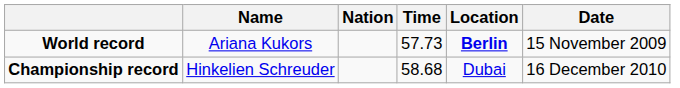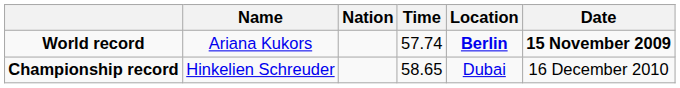(422, 43) 57.73 -> (422, 43) 57.74
(596, 43) normal -> (599, 43) bold
(422, 69) 58.68 -> (422, 69) 58.65
